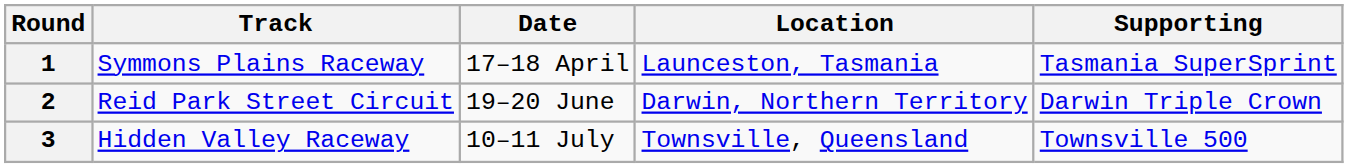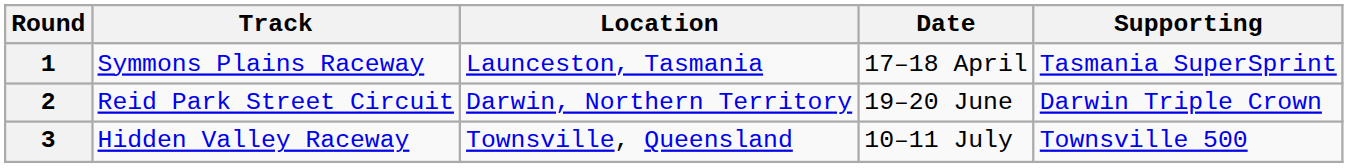columns swapped: (835, 25) <-> (548, 25)
